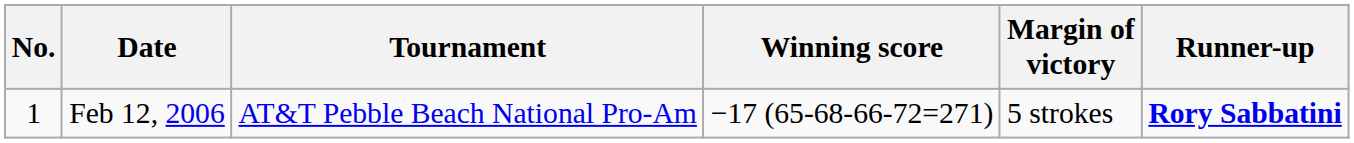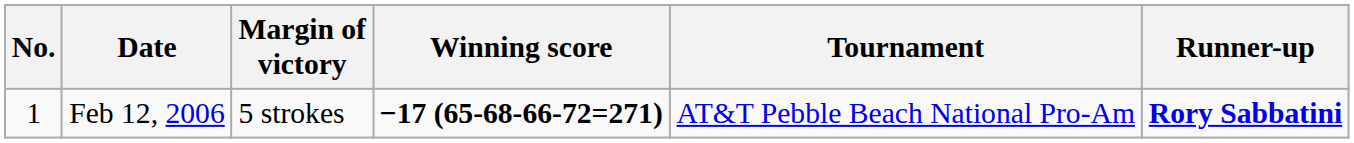columns swapped: (468, 46) <-> (1071, 46)
(852, 113) normal -> (521, 113) bold
